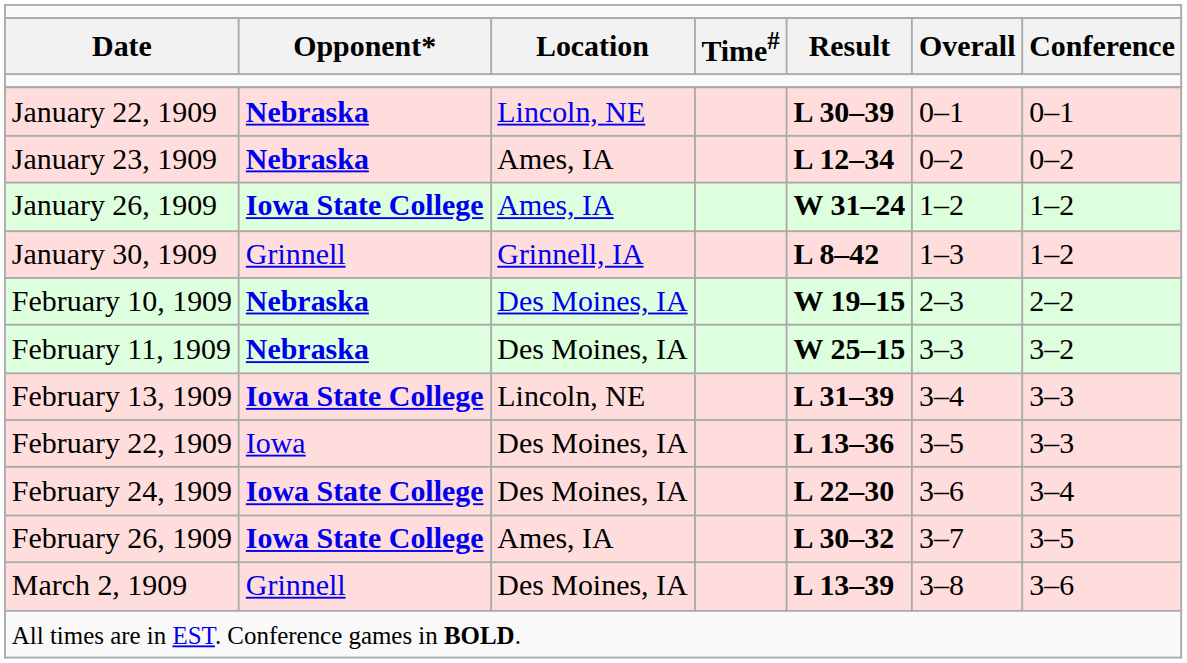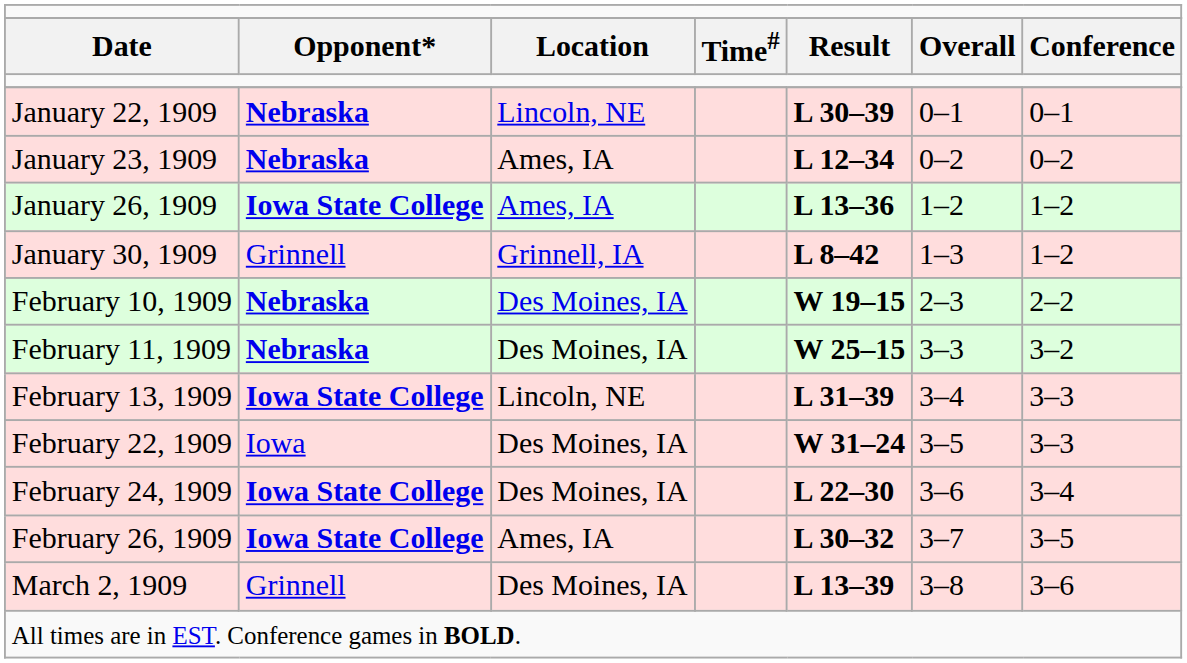(849, 206) W 31–24 -> (844, 206) L 13–36
(844, 443) L 13–36 -> (849, 443) W 31–24
